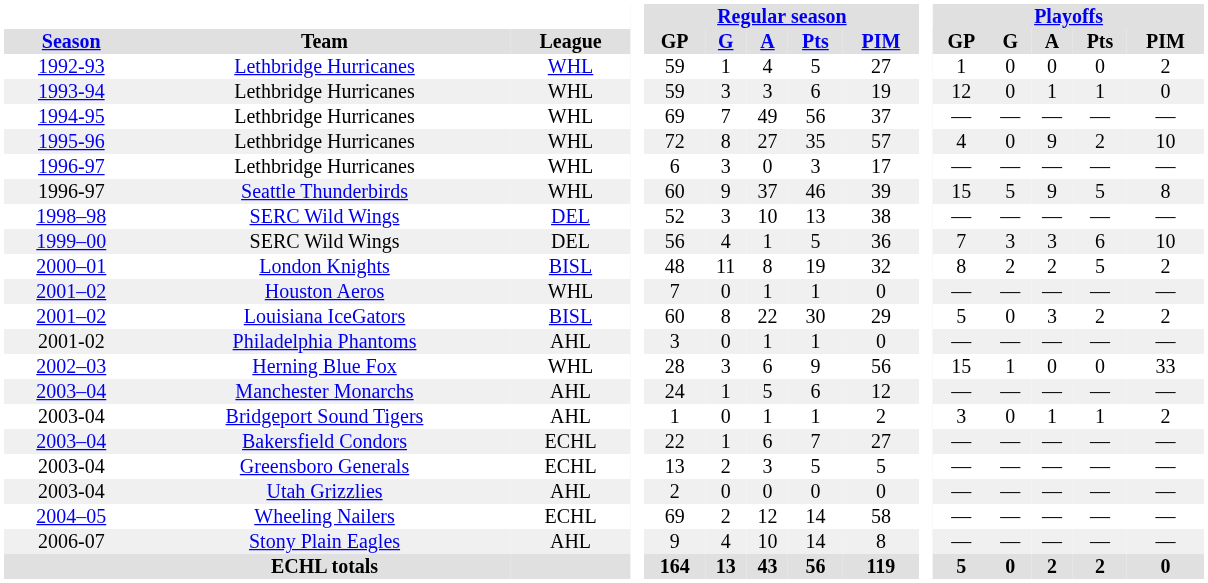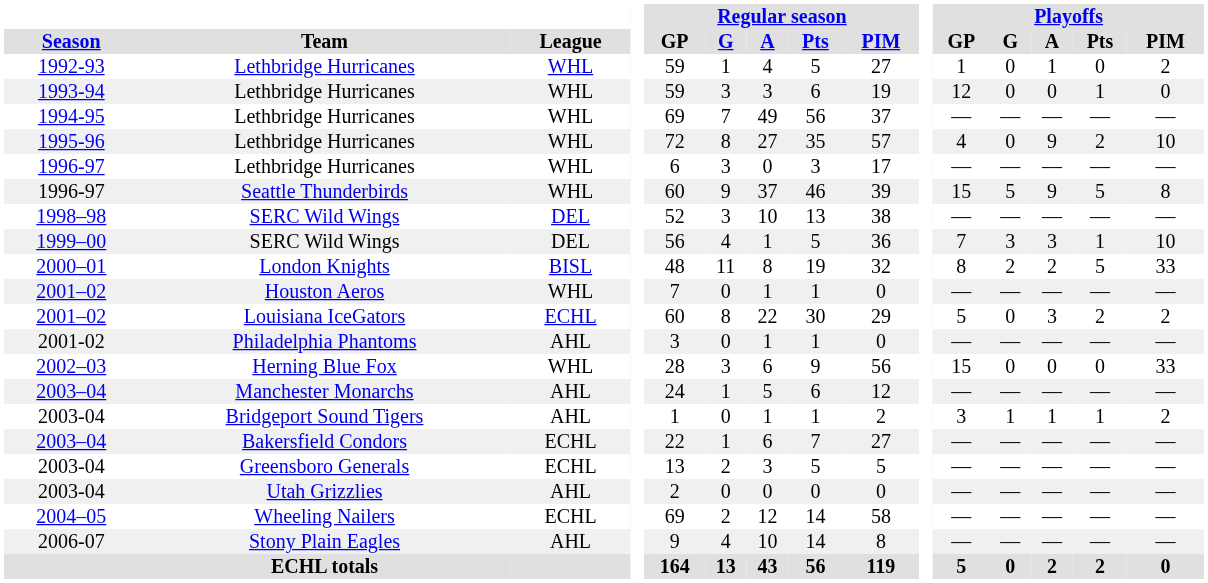(1052, 66) 0 -> (1052, 66) 1
(1052, 91) 1 -> (1052, 91) 0
(1100, 241) 6 -> (1100, 241) 1
(1166, 266) 2 -> (1166, 266) 33
(571, 316) BISL -> (571, 316) ECHL
(1010, 366) 1 -> (1010, 366) 0
(1010, 416) 0 -> (1010, 416) 1
